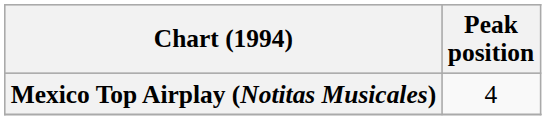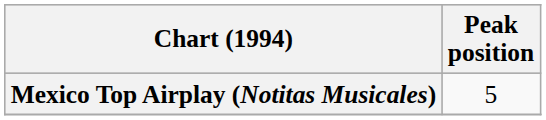(491, 93) 4 -> (491, 93) 5
